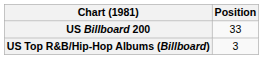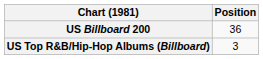(235, 29) 33 -> (235, 29) 36
